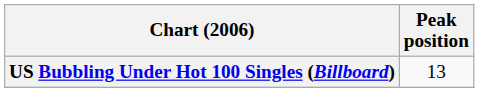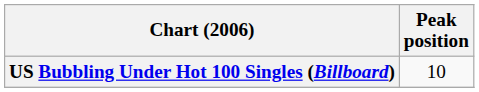(436, 71) 13 -> (436, 71) 10
